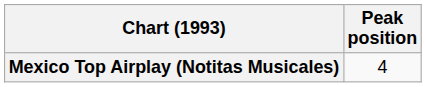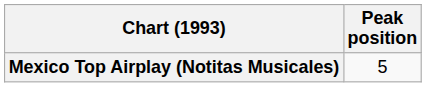(382, 67) 4 -> (382, 67) 5
